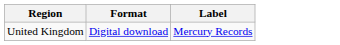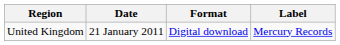+ column: (126, 13)
